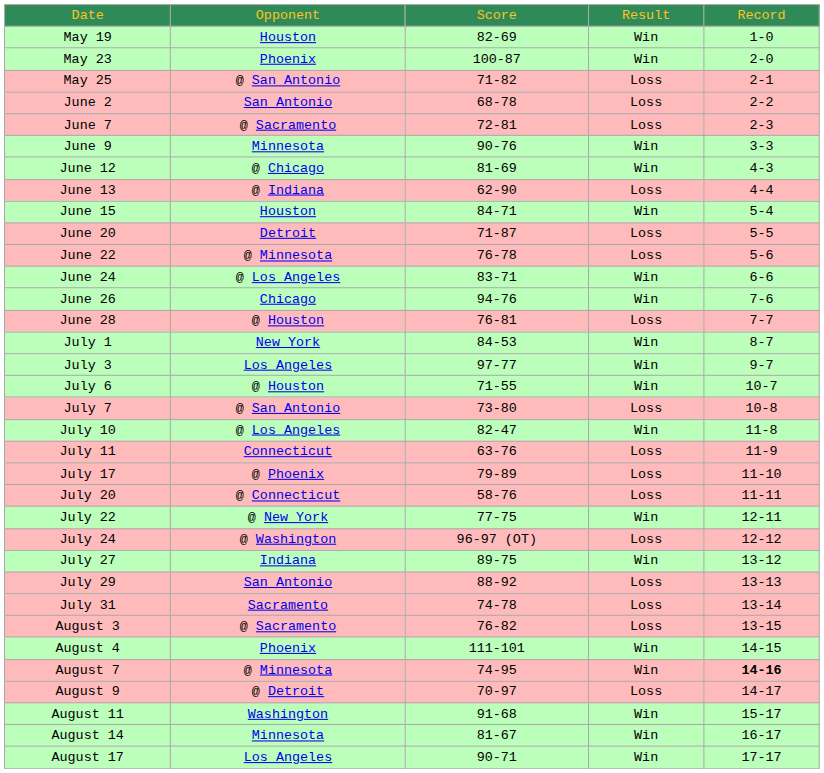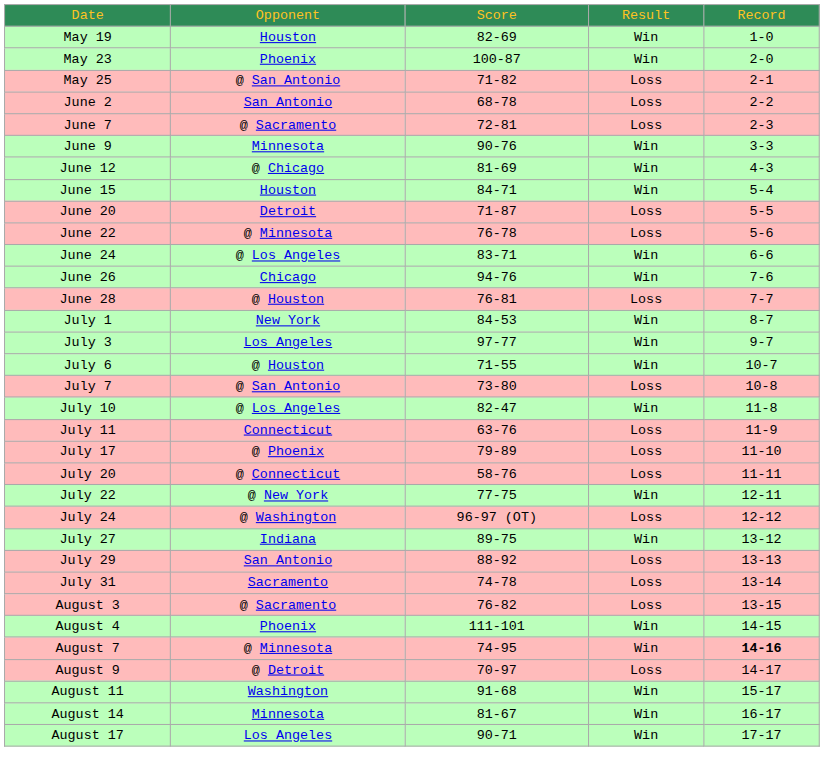- row: (88, 190)
